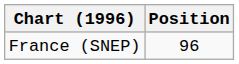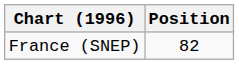(189, 46) 96 -> (189, 46) 82
